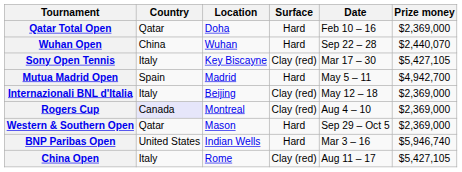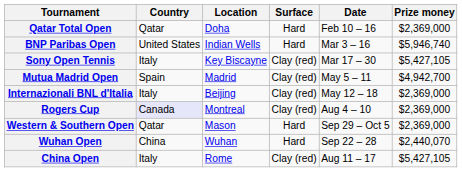rows swapped: (70, 142) <-> (70, 45)
(294, 77) Hard -> (294, 77) Clay (red)
